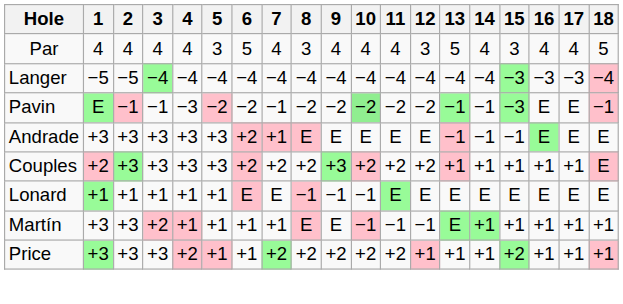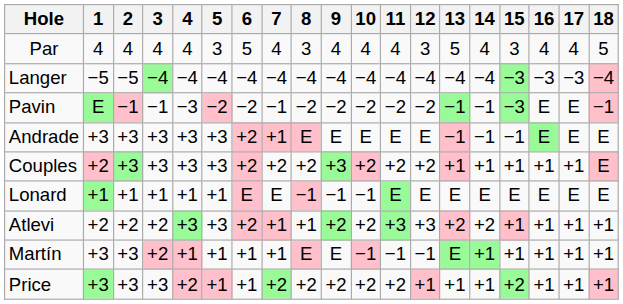(366, 107) lightgreen background -> (366, 107) no background
+ row: (32, 225)
